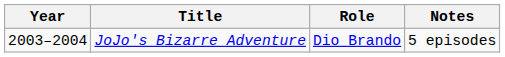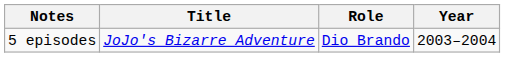columns swapped: (48, 17) <-> (452, 17)
